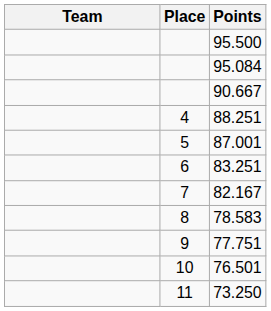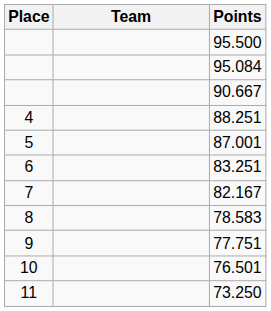columns swapped: (185, 17) <-> (82, 17)
